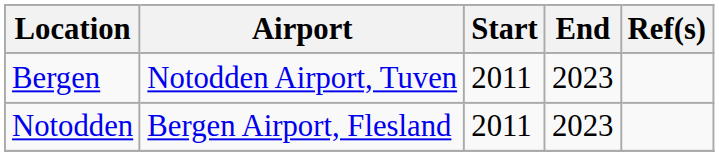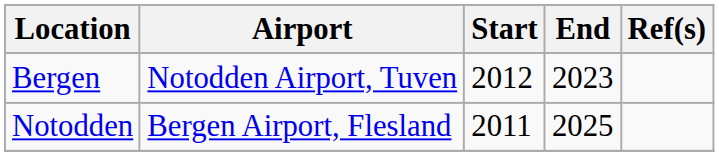(501, 77) 2011 -> (502, 77) 2012
(583, 126) 2023 -> (583, 126) 2025
